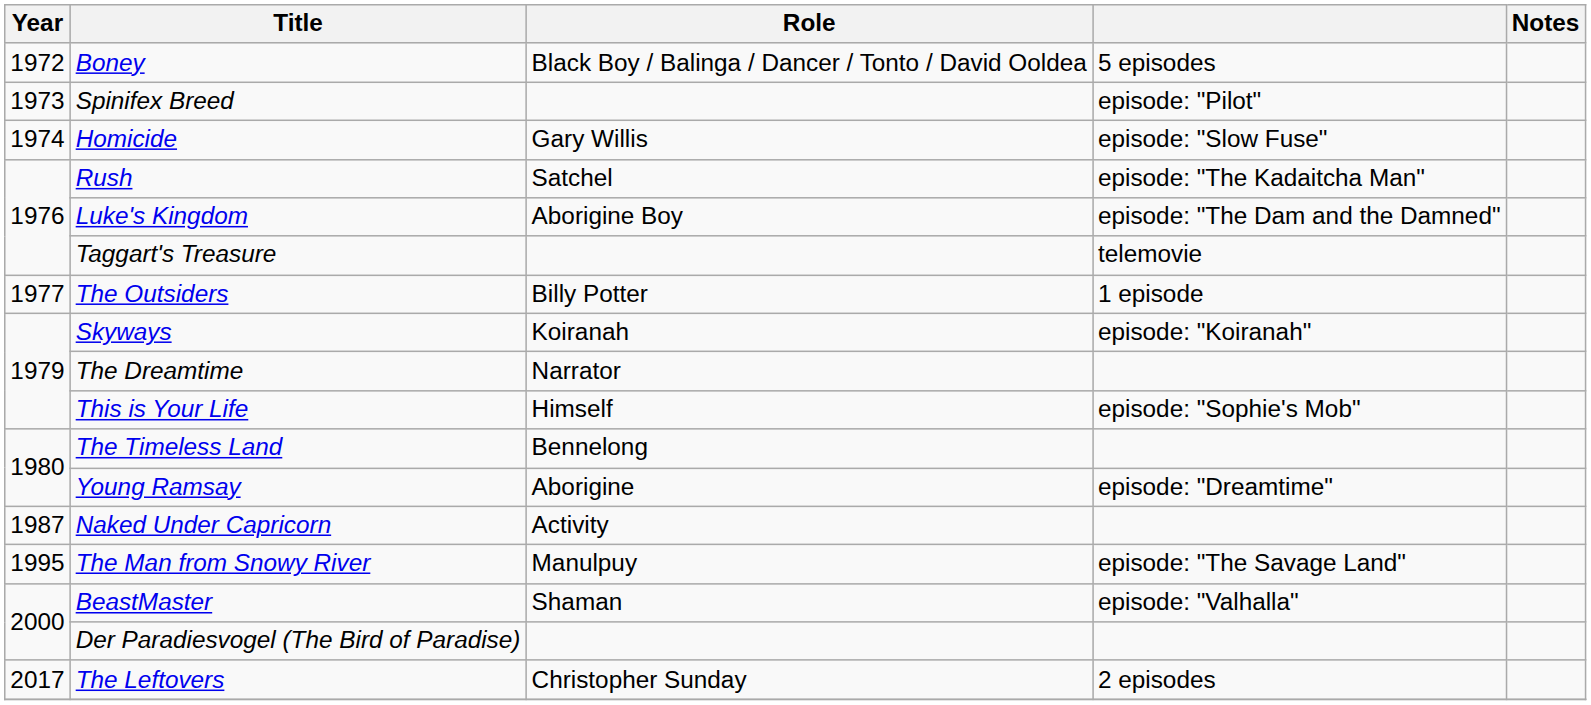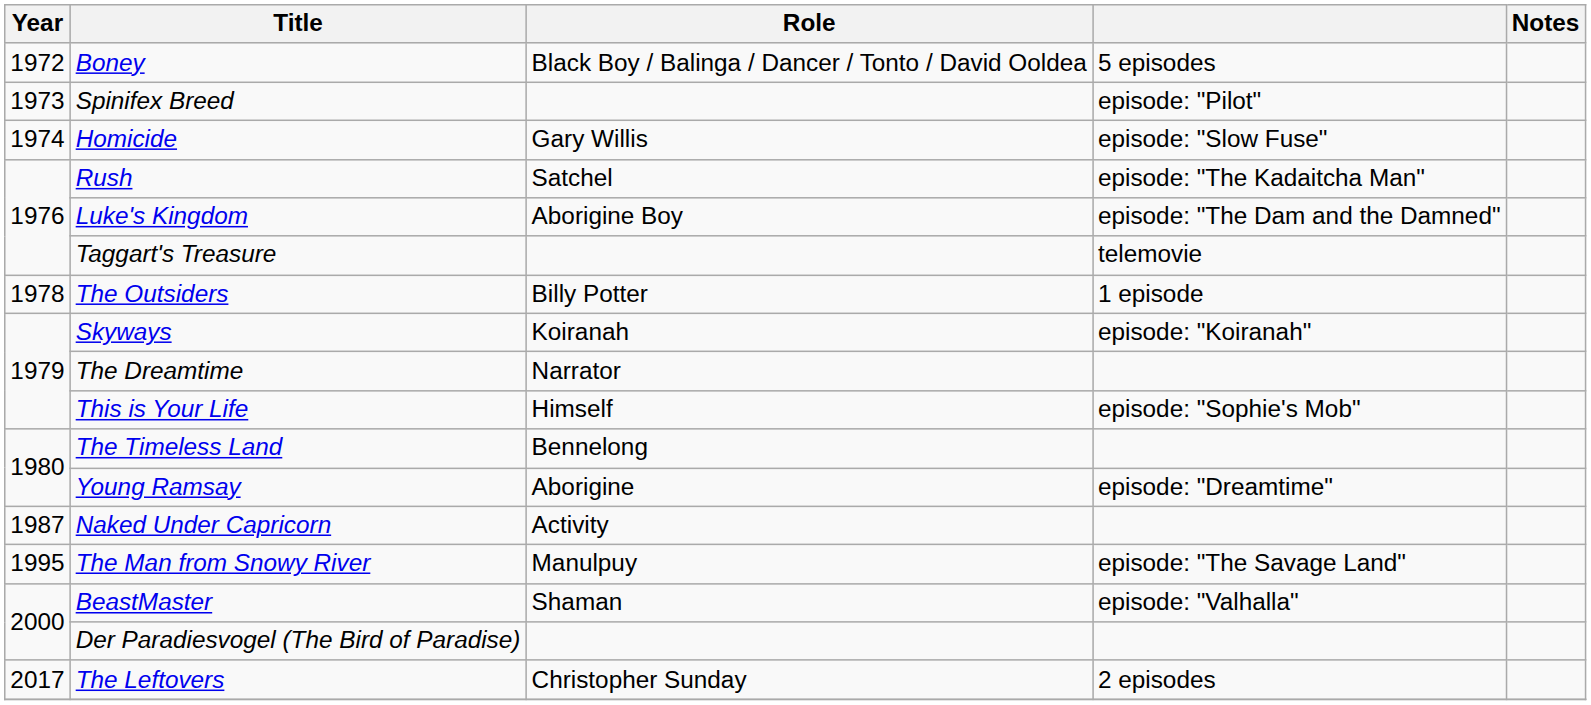(37, 293) 1977 -> (37, 293) 1978
